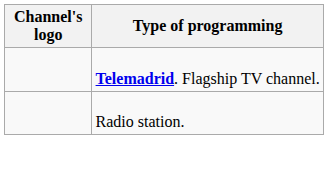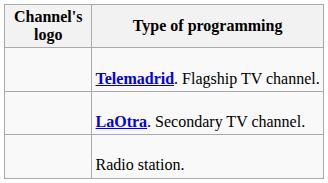+ row: (200, 121)
